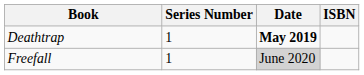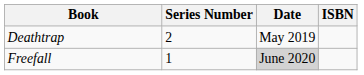(169, 37) 1 -> (169, 37) 2
(288, 37) bold -> (287, 37) normal
